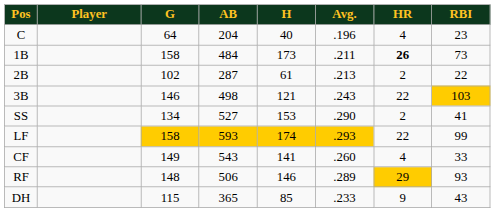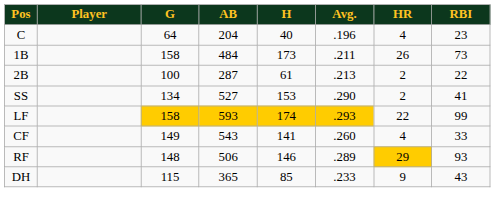(403, 55) bold -> (403, 55) normal
(170, 75) 102 -> (170, 75) 100
- row: (21, 95)
